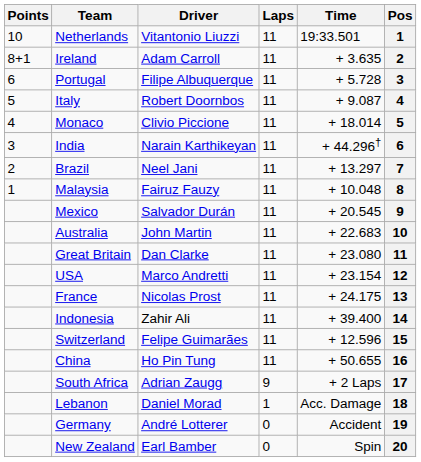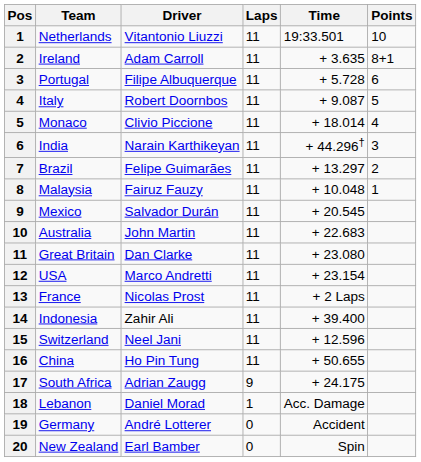columns swapped: (400, 15) <-> (28, 15)
(169, 168) Neel Jani -> (178, 168) Felipe Guimarães
(355, 296) + 24.175 -> (339, 296) + 2 Laps
(194, 339) Felipe Guimarães -> (153, 339) Neel Jani
(355, 382) + 2 Laps -> (338, 382) + 24.175
